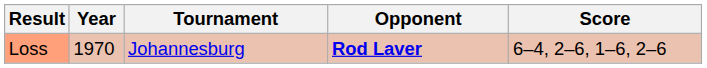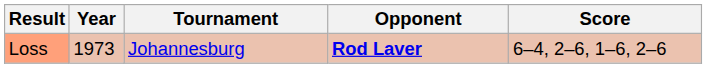(94, 48) 1970 -> (94, 48) 1973
